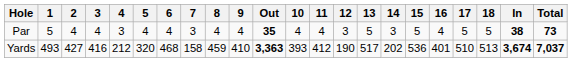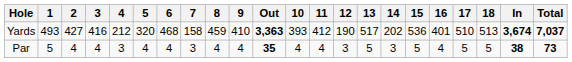rows swapped: (21, 48) <-> (21, 31)
